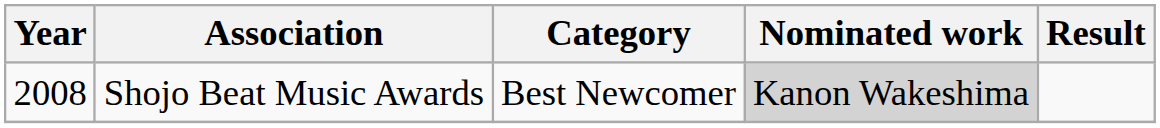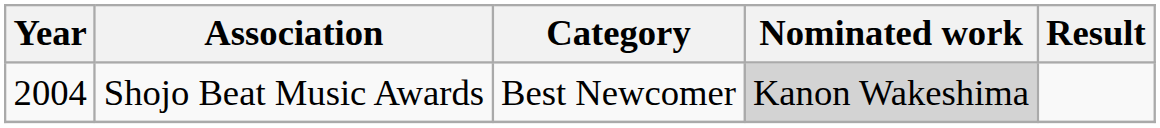(50, 91) 2008 -> (50, 91) 2004
